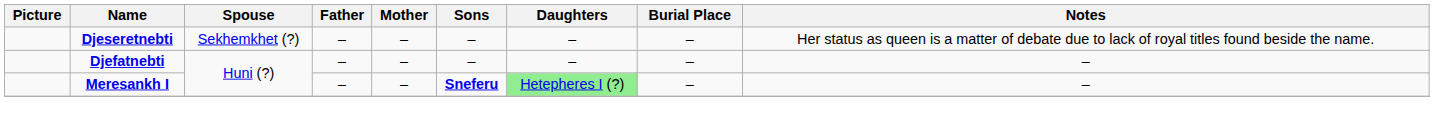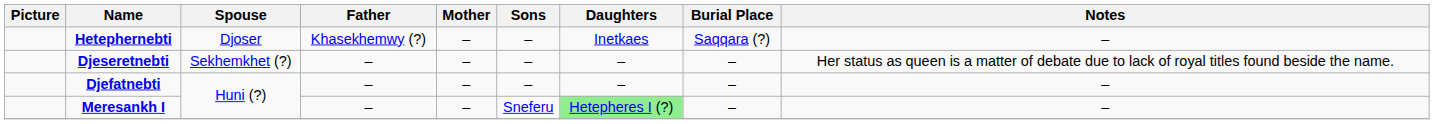+ row: (123, 38)
(472, 84) bold -> (528, 107) normal
